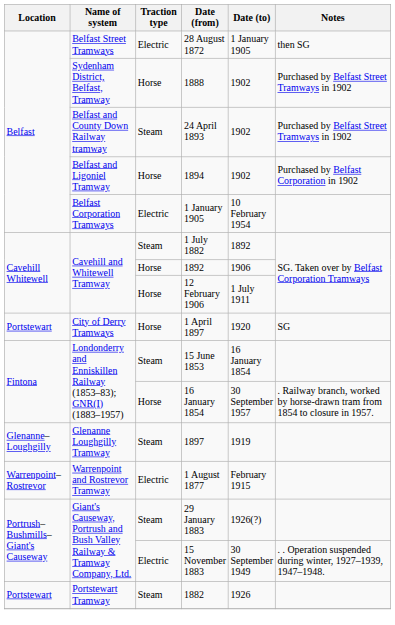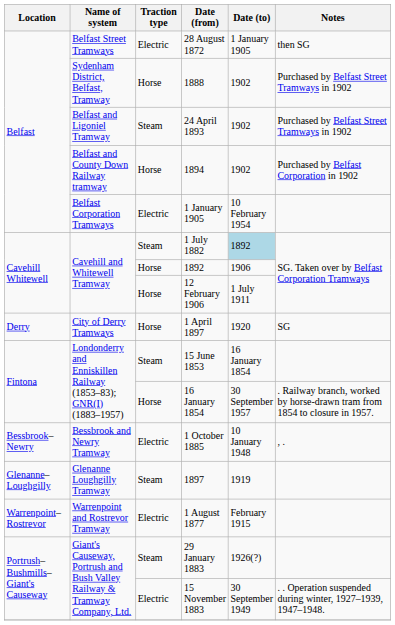(100, 132) Belfast and County Down Railway tramway -> (95, 126) Belfast and Ligoniel Tramway
(95, 175) Belfast and Ligoniel Tramway -> (100, 170) Belfast and County Down Railway tramway
(240, 246) no background -> (240, 246) lightblue background
(29, 326) Portstewart -> (18, 326) Derry
+ row: (204, 442)
- row: (194, 595)
